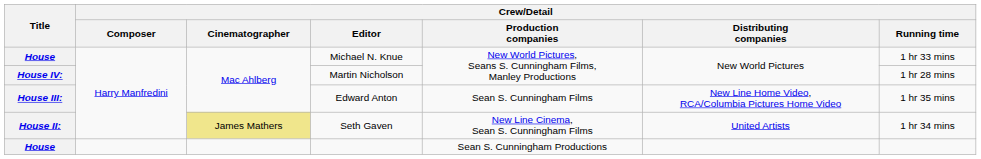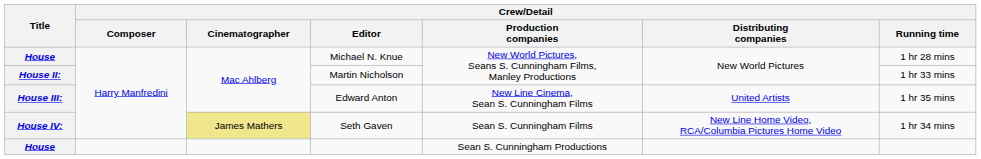(927, 56) 1 hr 33 mins -> (927, 56) 1 hr 28 mins
(40, 75) House IV: -> (40, 75) House II:
(927, 75) 1 hr 28 mins -> (927, 75) 1 hr 33 mins
(532, 98) Sean S. Cunningham Films -> (532, 98) New Line Cinema, Sean S. Cunningham Films
(761, 98) New Line Home Video, RCA/Columbia Pictures Home Video -> (761, 98) United Artists
(40, 125) House II: -> (40, 125) House IV:
(532, 125) New Line Cinema, Sean S. Cunningham Films -> (532, 125) Sean S. Cunningham Films
(761, 125) United Artists -> (761, 125) New Line Home Video, RCA/Columbia Pictures Home Video
